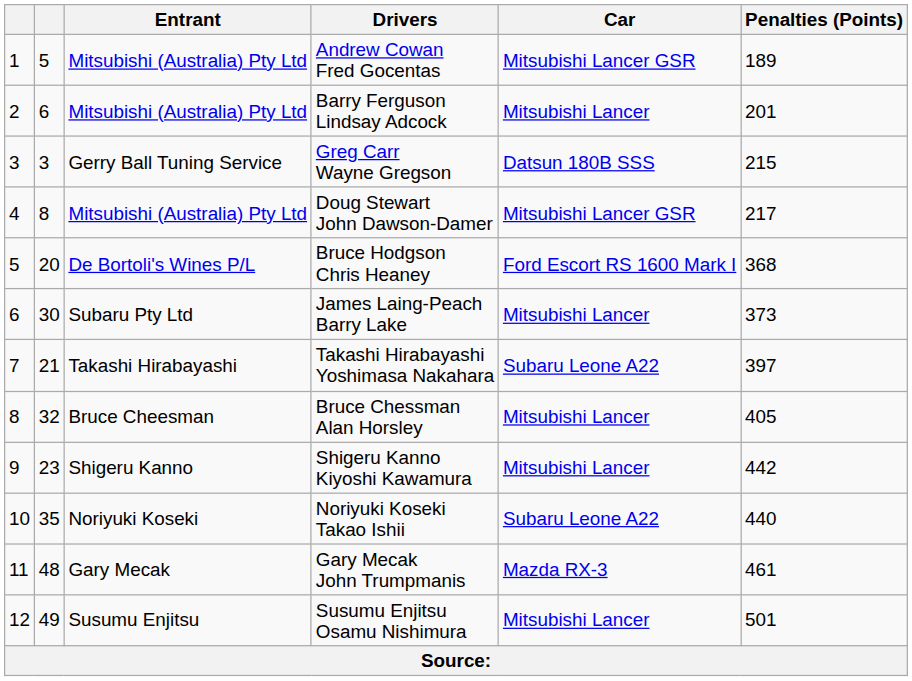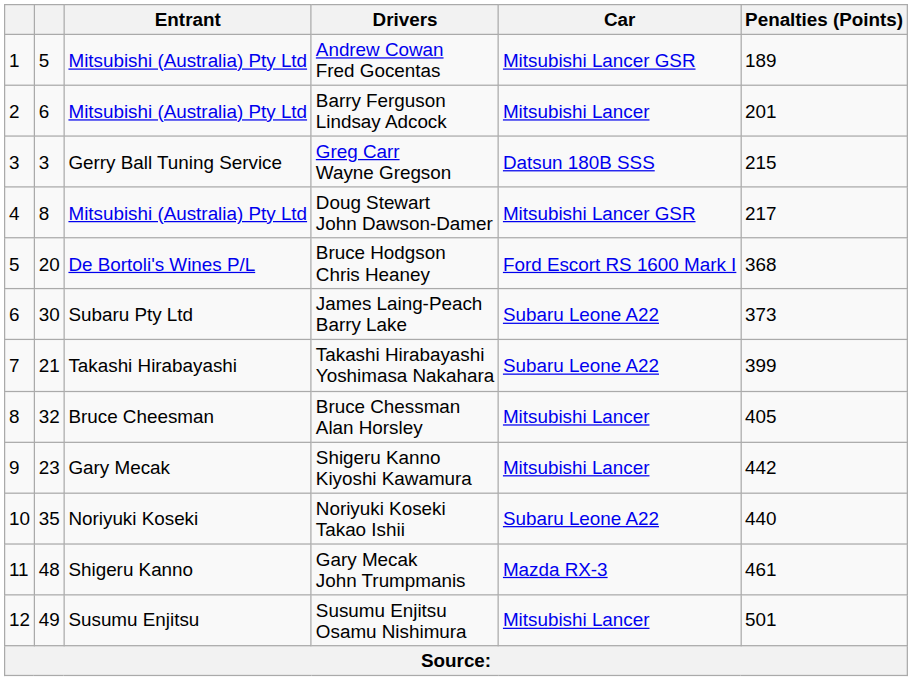(576, 315) Mitsubishi Lancer -> (581, 315) Subaru Leone A22
(761, 366) 397 -> (761, 366) 399
(131, 467) Shigeru Kanno -> (119, 467) Gary Mecak
(119, 569) Gary Mecak -> (131, 569) Shigeru Kanno
